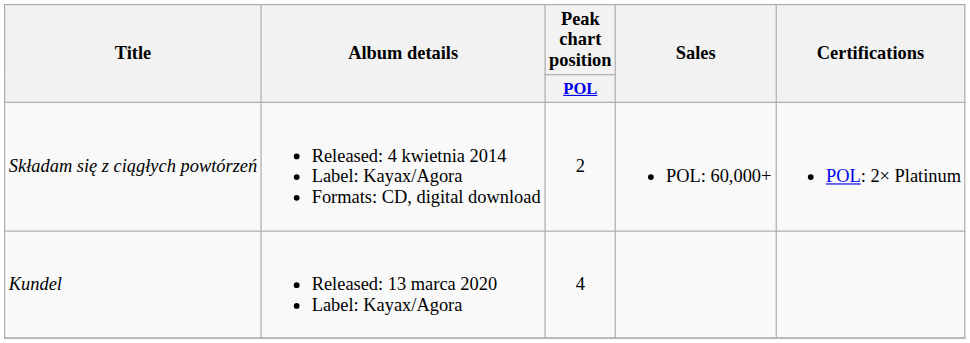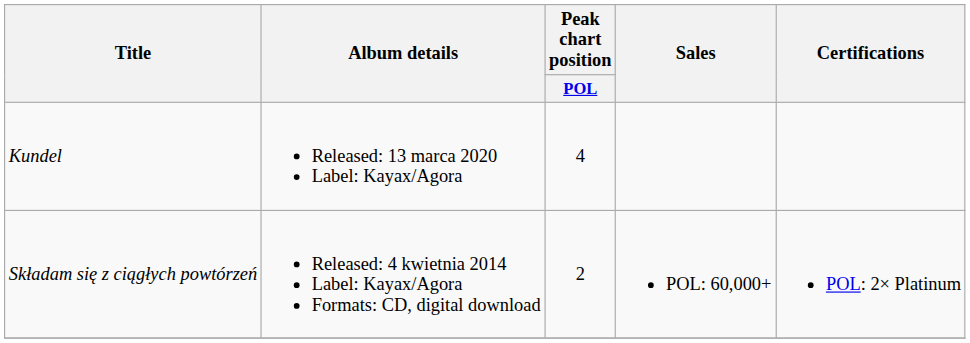rows swapped: (133, 166) <-> (35, 284)
